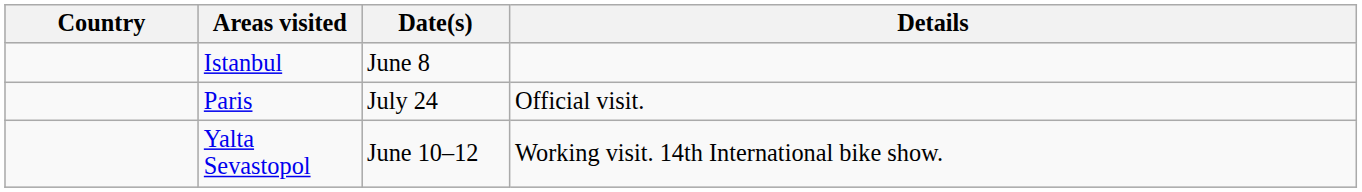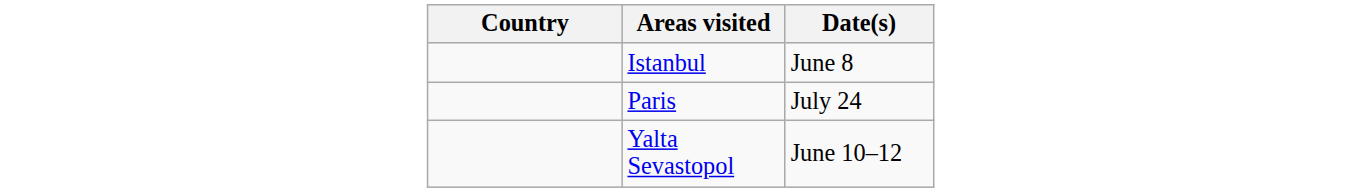- column: (933, 23)
